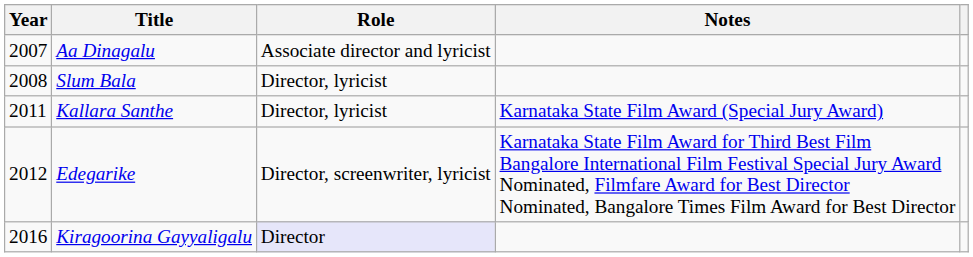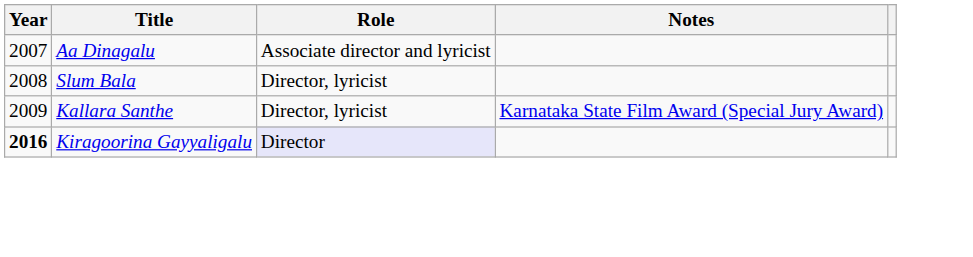(28, 111) 2011 -> (28, 111) 2009
- row: (96, 173)
(28, 236) normal -> (28, 141) bold
